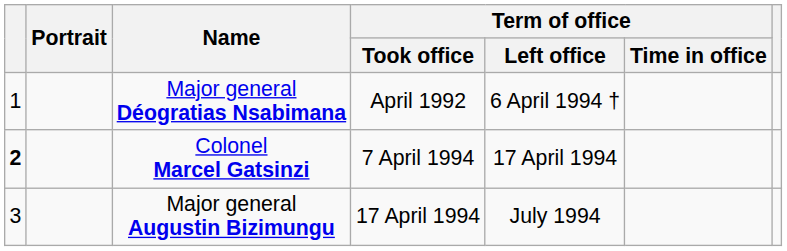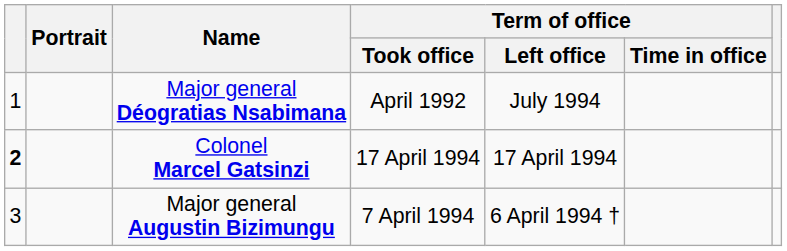(555, 100) 6 April 1994 † -> (555, 100) July 1994
(418, 158) 7 April 1994 -> (418, 158) 17 April 1994
(418, 216) 17 April 1994 -> (418, 216) 7 April 1994
(555, 216) July 1994 -> (555, 216) 6 April 1994 †
